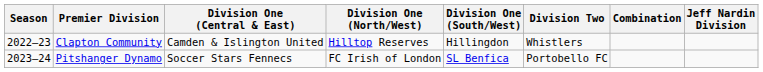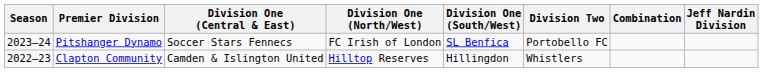rows swapped: (109, 42) <-> (109, 59)
